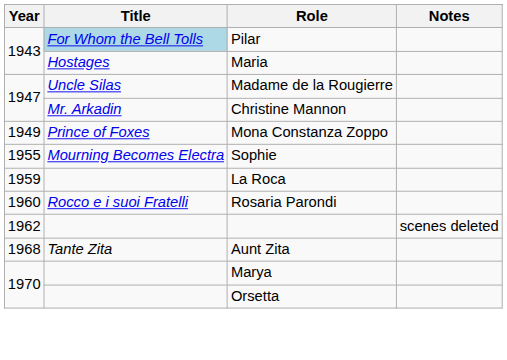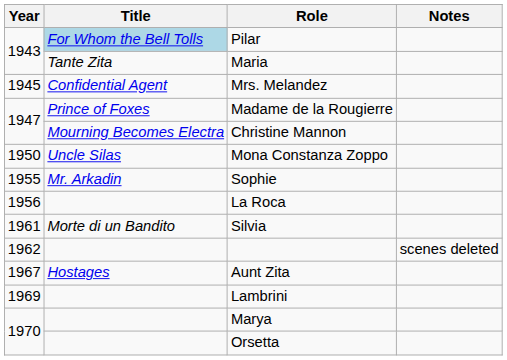(78, 62) Hostages -> (80, 62) Tante Zita
+ row: (279, 86)
(84, 86) Uncle Silas -> (99, 109) Prince of Foxes
(84, 109) Mr. Arkadin -> (136, 132) Mourning Becomes Electra
(24, 132) 1949 -> (24, 156) 1950
(99, 132) Prince of Foxes -> (84, 156) Uncle Silas
(136, 156) Mourning Becomes Electra -> (84, 179) Mr. Arkadin
(24, 179) 1959 -> (24, 202) 1956
- row: (284, 202)
+ row: (248, 226)
(24, 249) 1968 -> (24, 272) 1967
(80, 249) Tante Zita -> (78, 272) Hostages
+ row: (259, 296)
